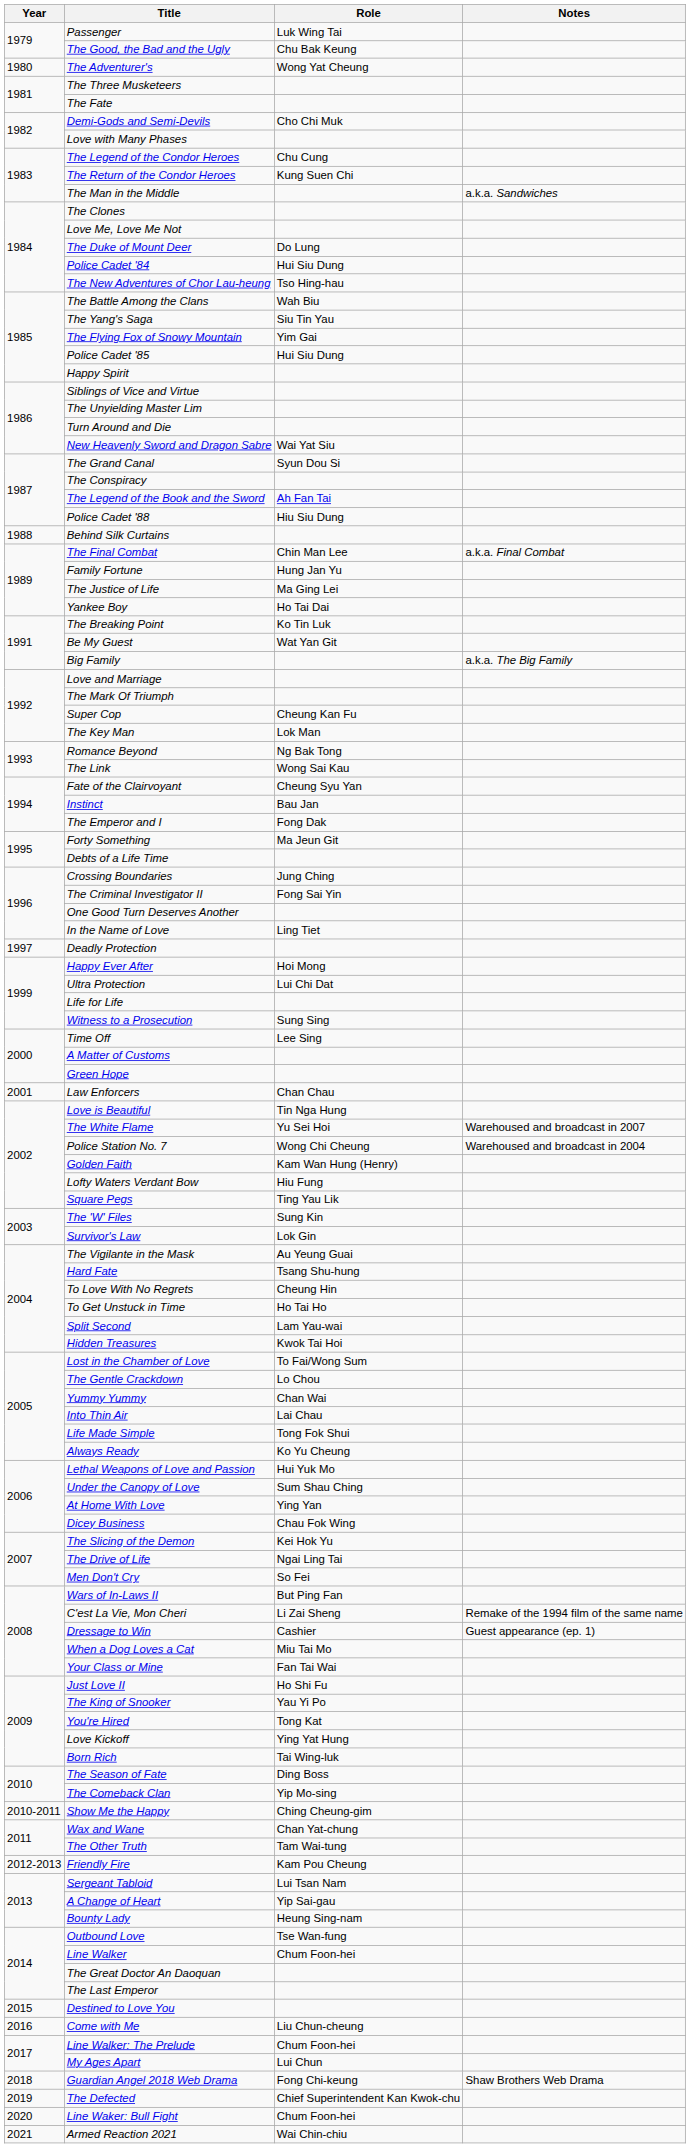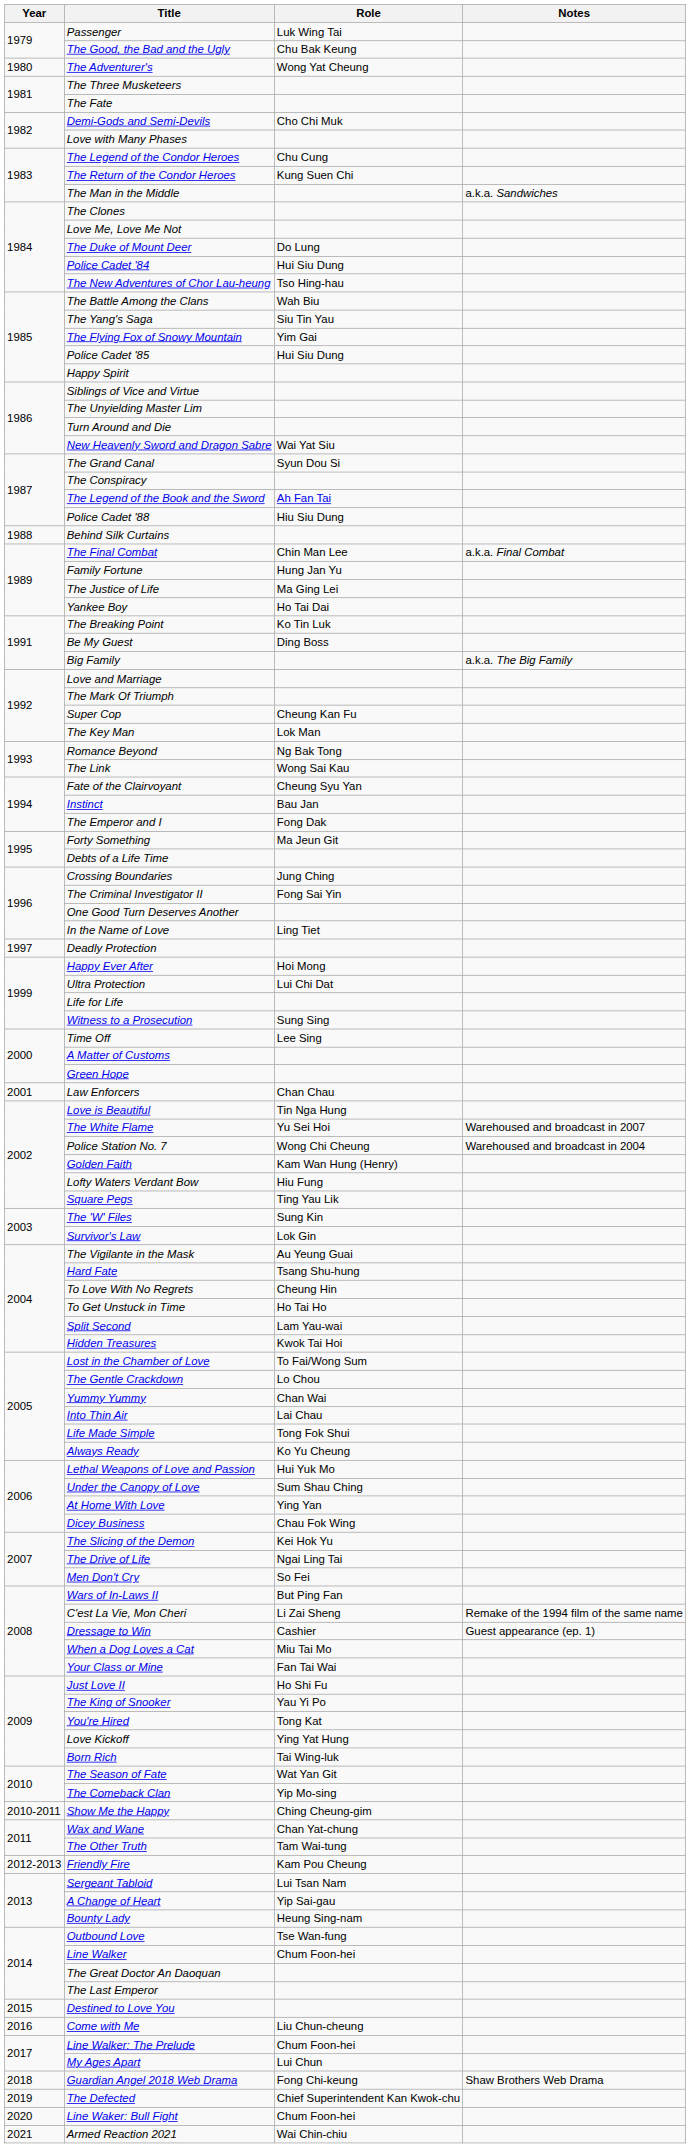(307, 643) Wat Yan Git -> (303, 643) Ding Boss
(303, 1775) Ding Boss -> (307, 1775) Wat Yan Git
